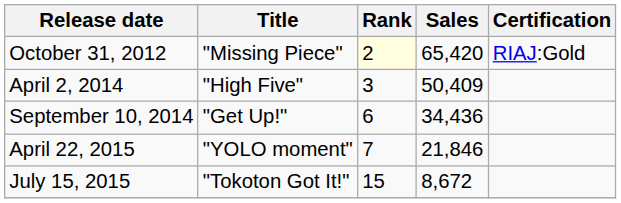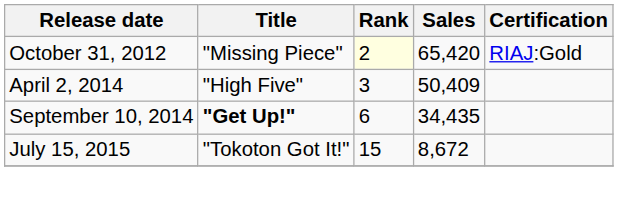(245, 117) normal -> (249, 117) bold
(452, 117) 34,436 -> (449, 117) 34,435
- row: (72, 149)
